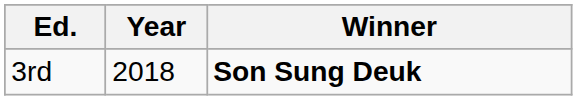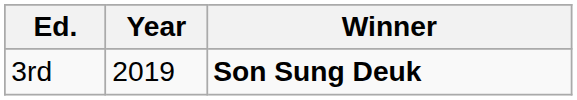(144, 71) 2018 -> (144, 71) 2019
